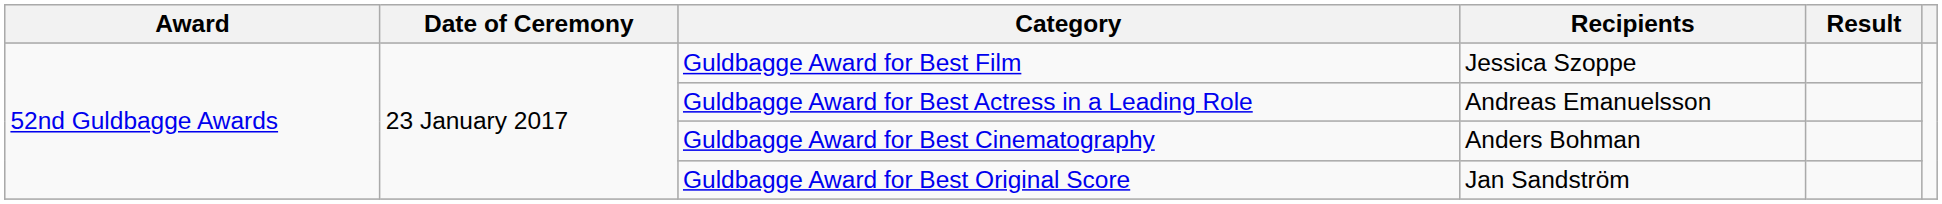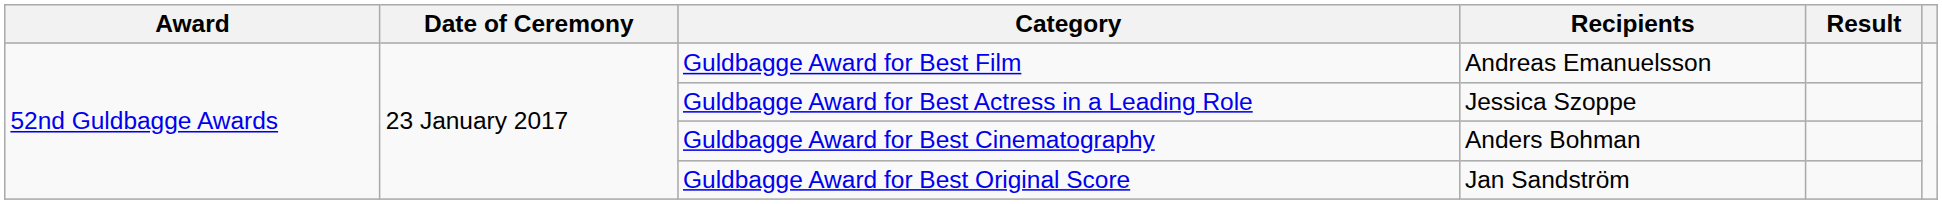(1551, 62) Jessica Szoppe -> (1588, 62) Andreas Emanuelsson
(1588, 101) Andreas Emanuelsson -> (1551, 101) Jessica Szoppe
